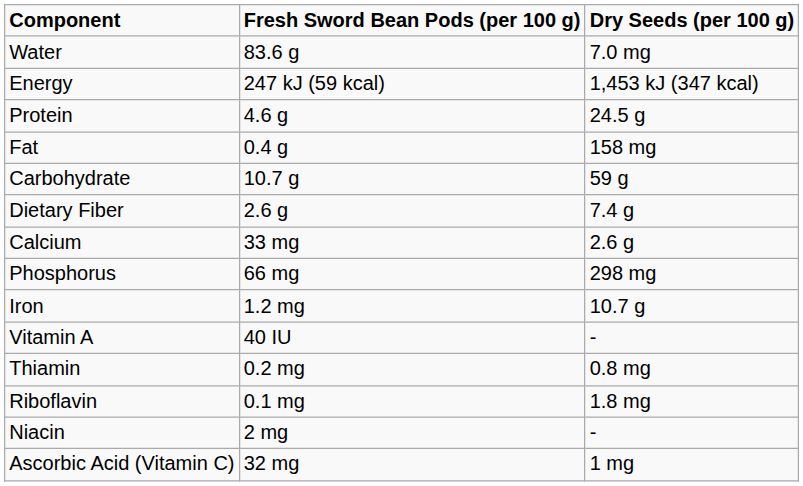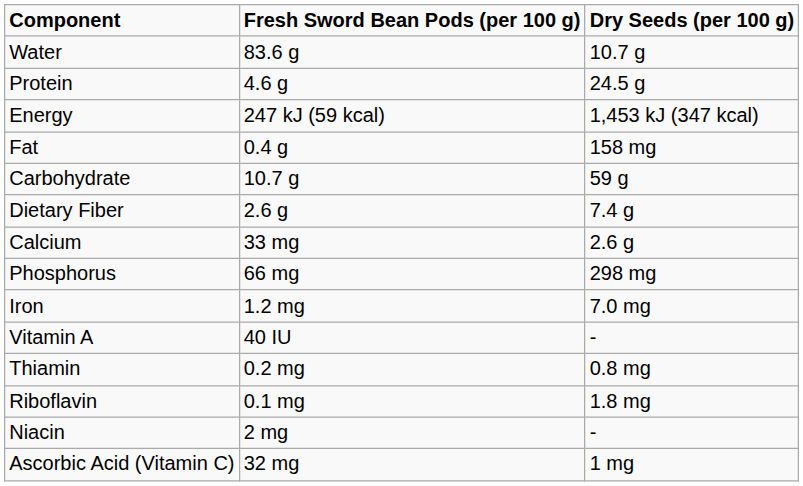(620, 52) 7.0 mg -> (617, 52) 10.7 g
rows swapped: (41, 83) <-> (41, 115)
(617, 305) 10.7 g -> (620, 305) 7.0 mg
